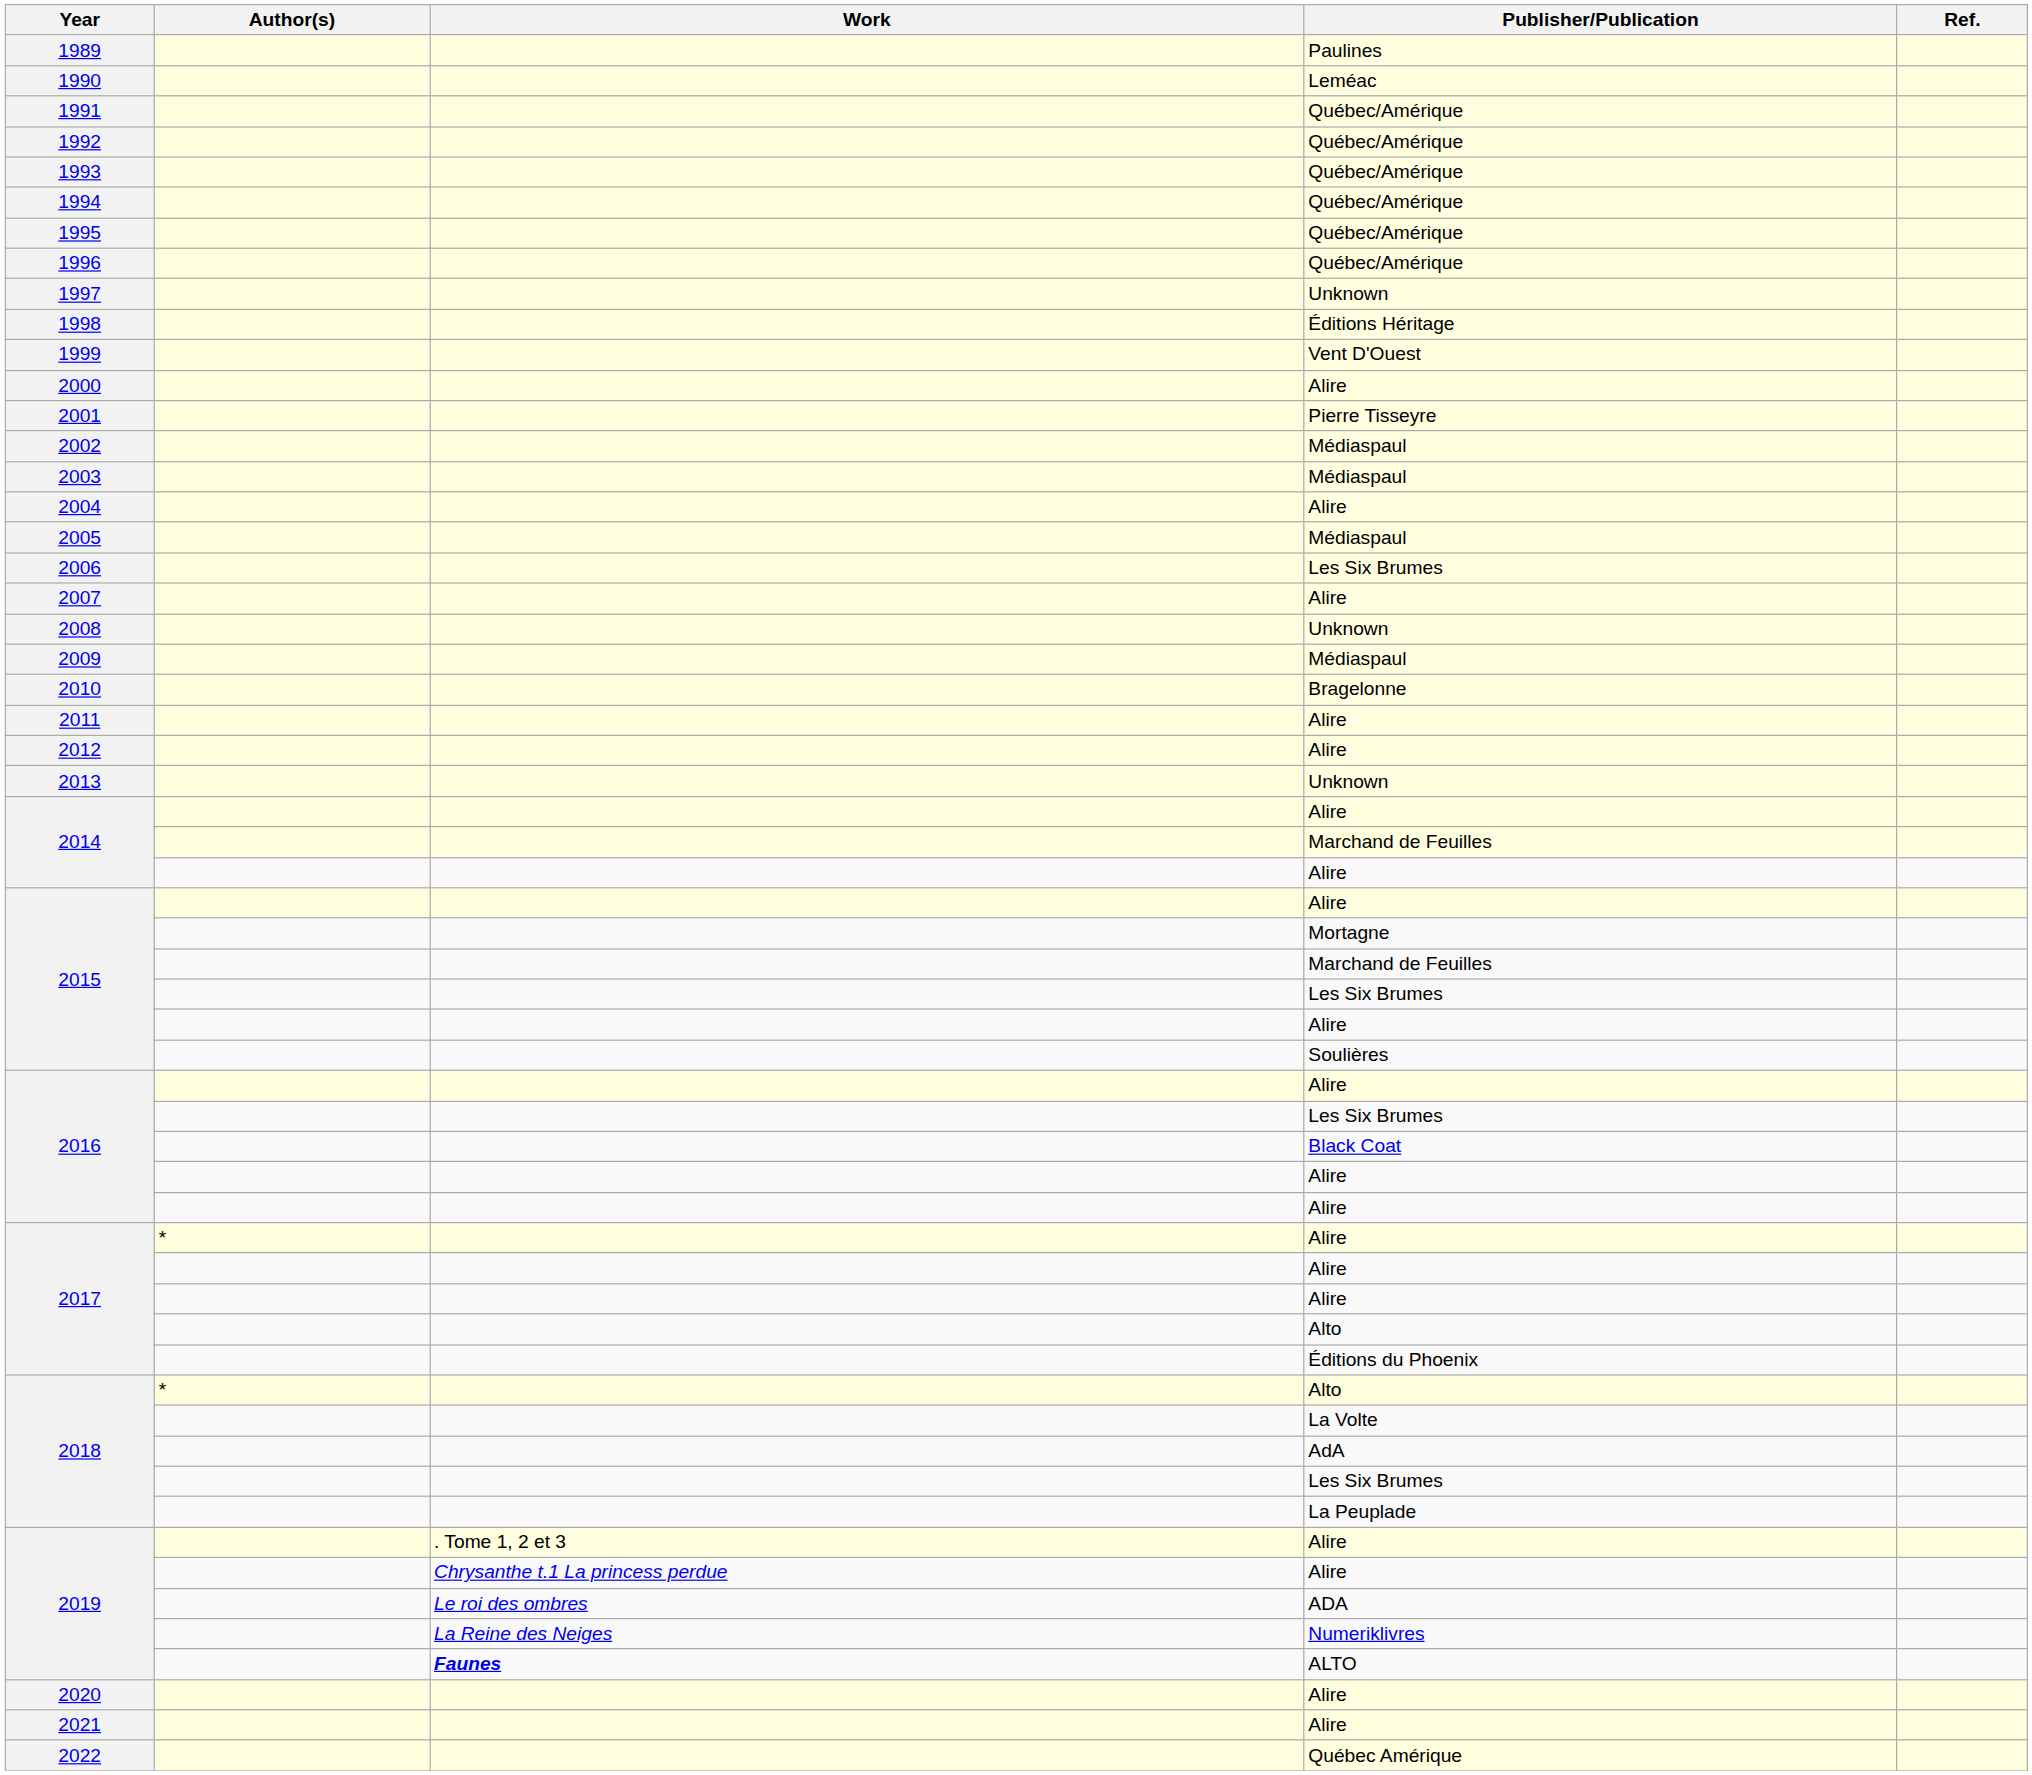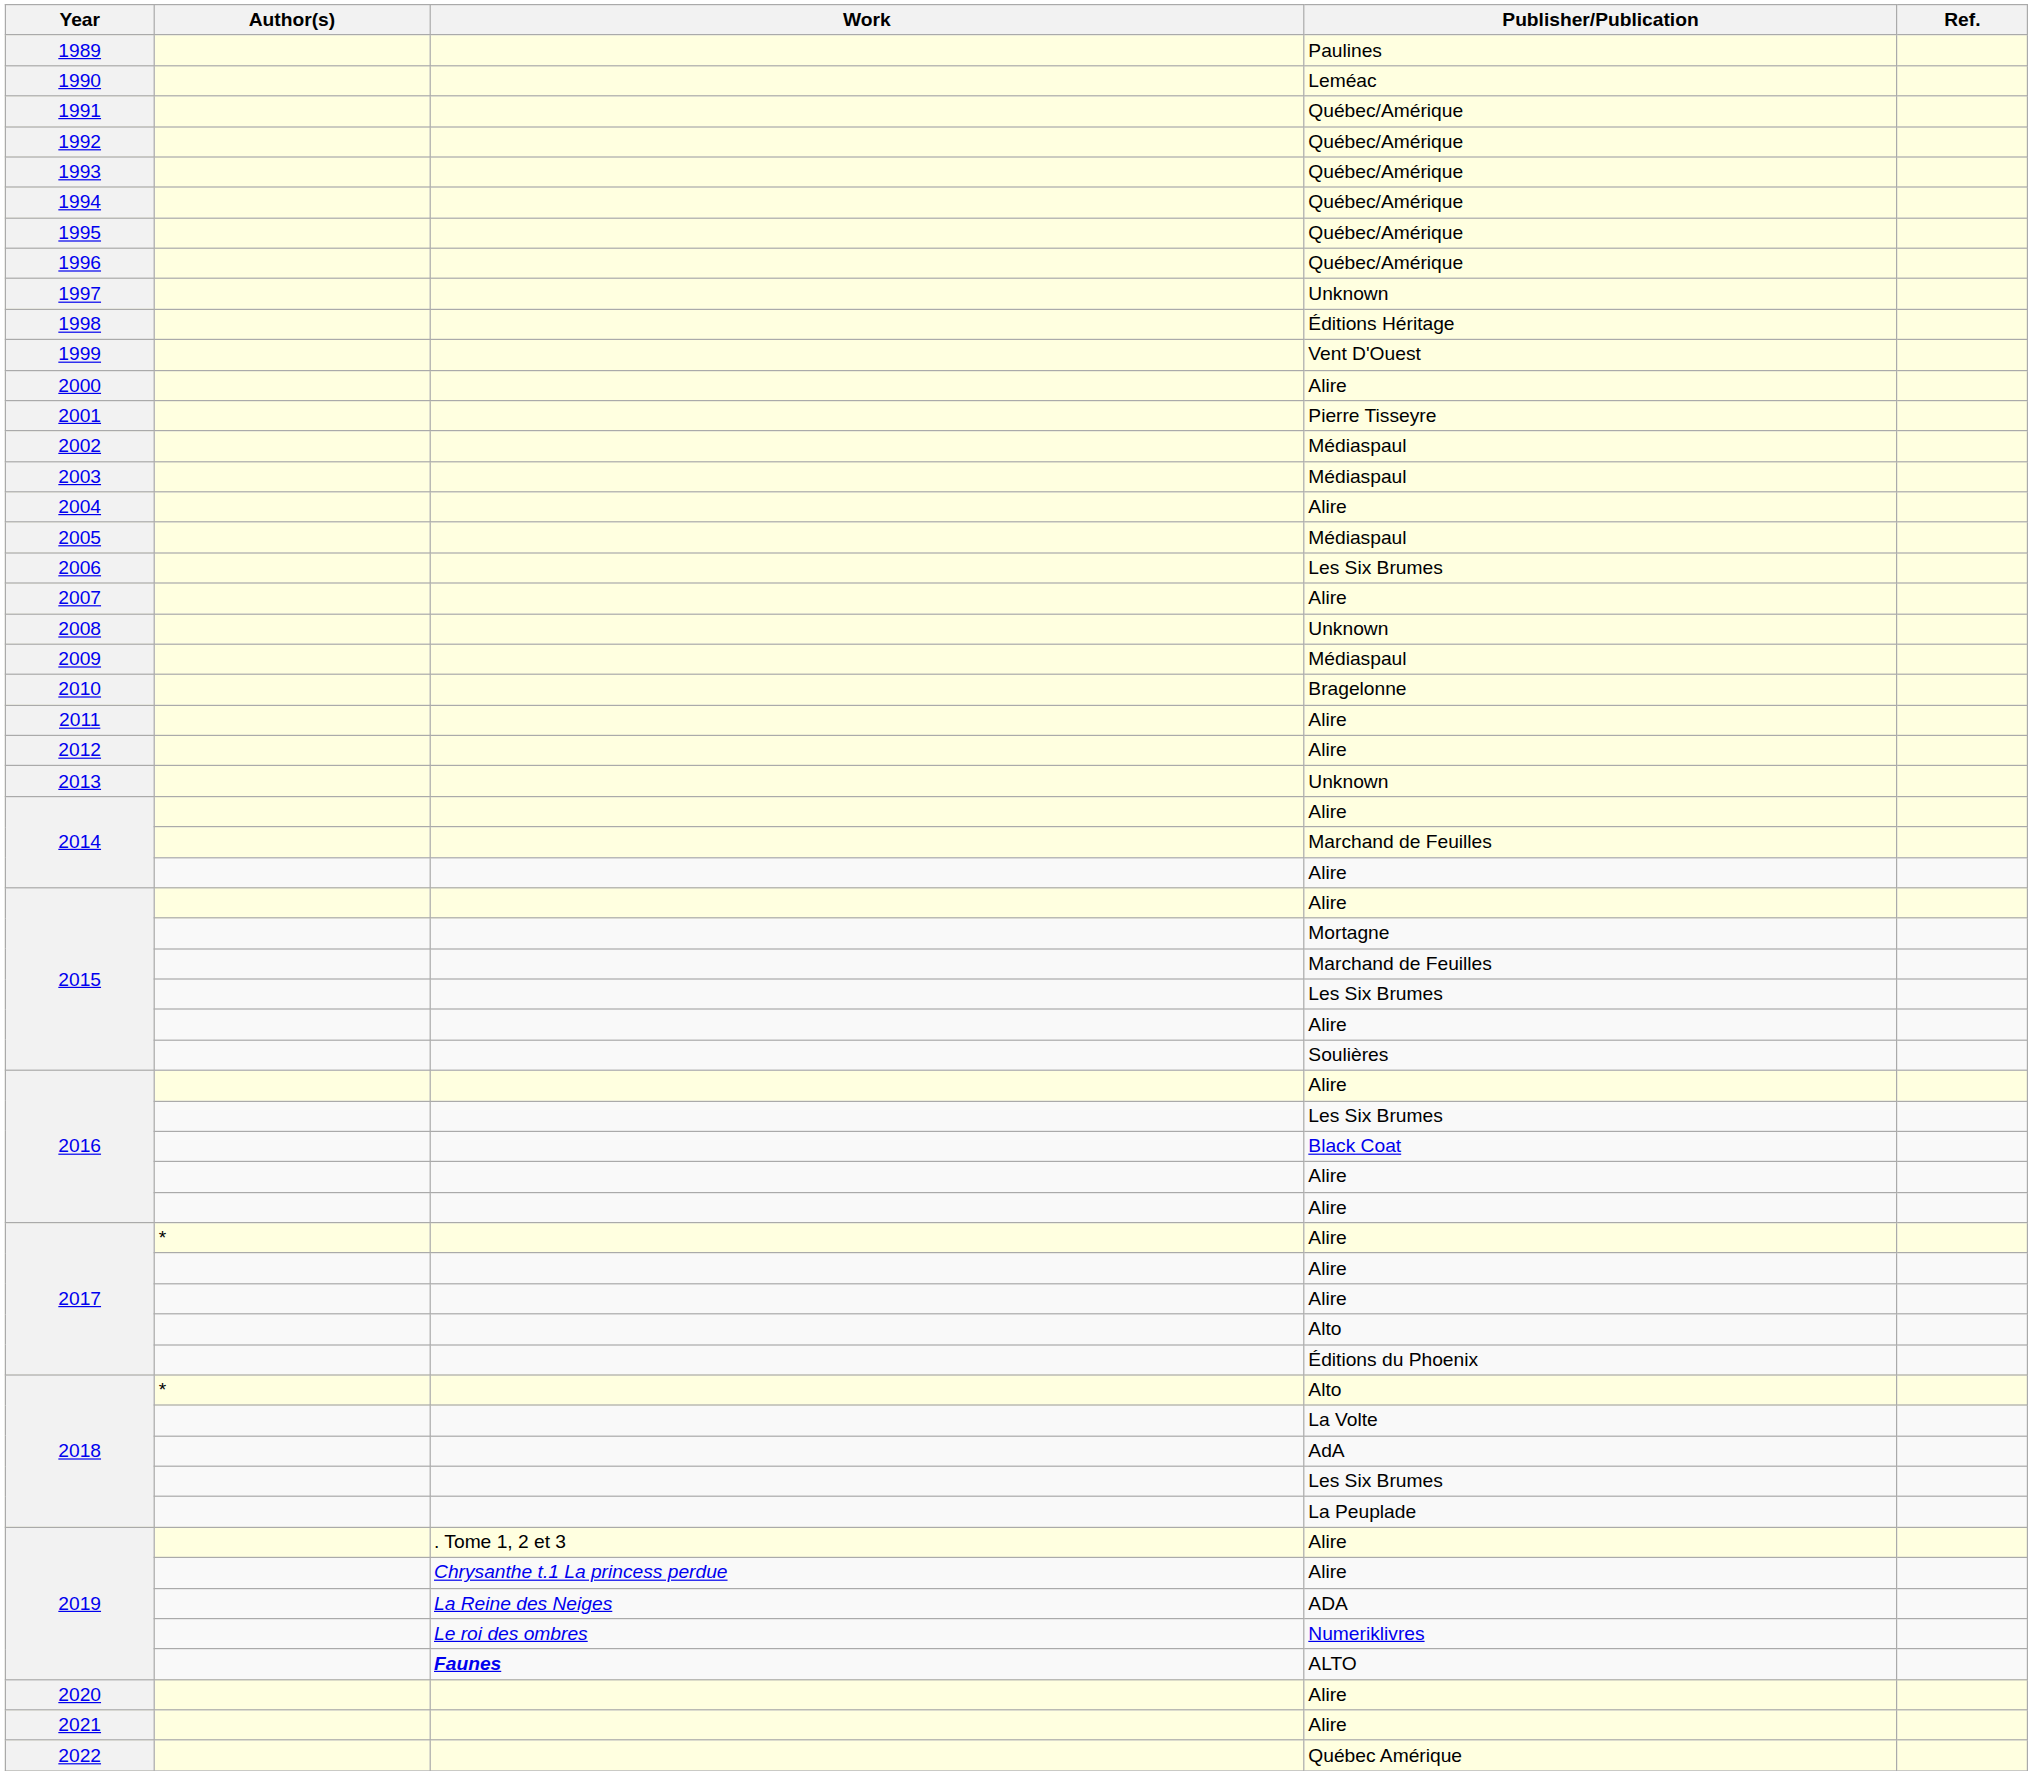(511, 1603) Le roi des ombres -> (523, 1603) La Reine des Neiges
(523, 1633) La Reine des Neiges -> (511, 1633) Le roi des ombres
